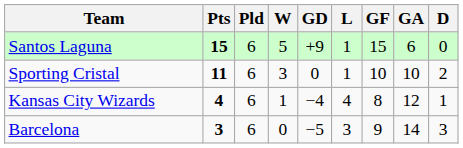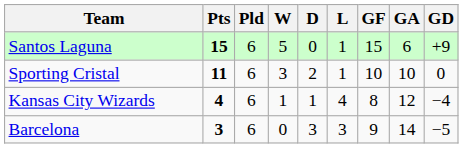columns swapped: (443, 18) <-> (315, 18)
